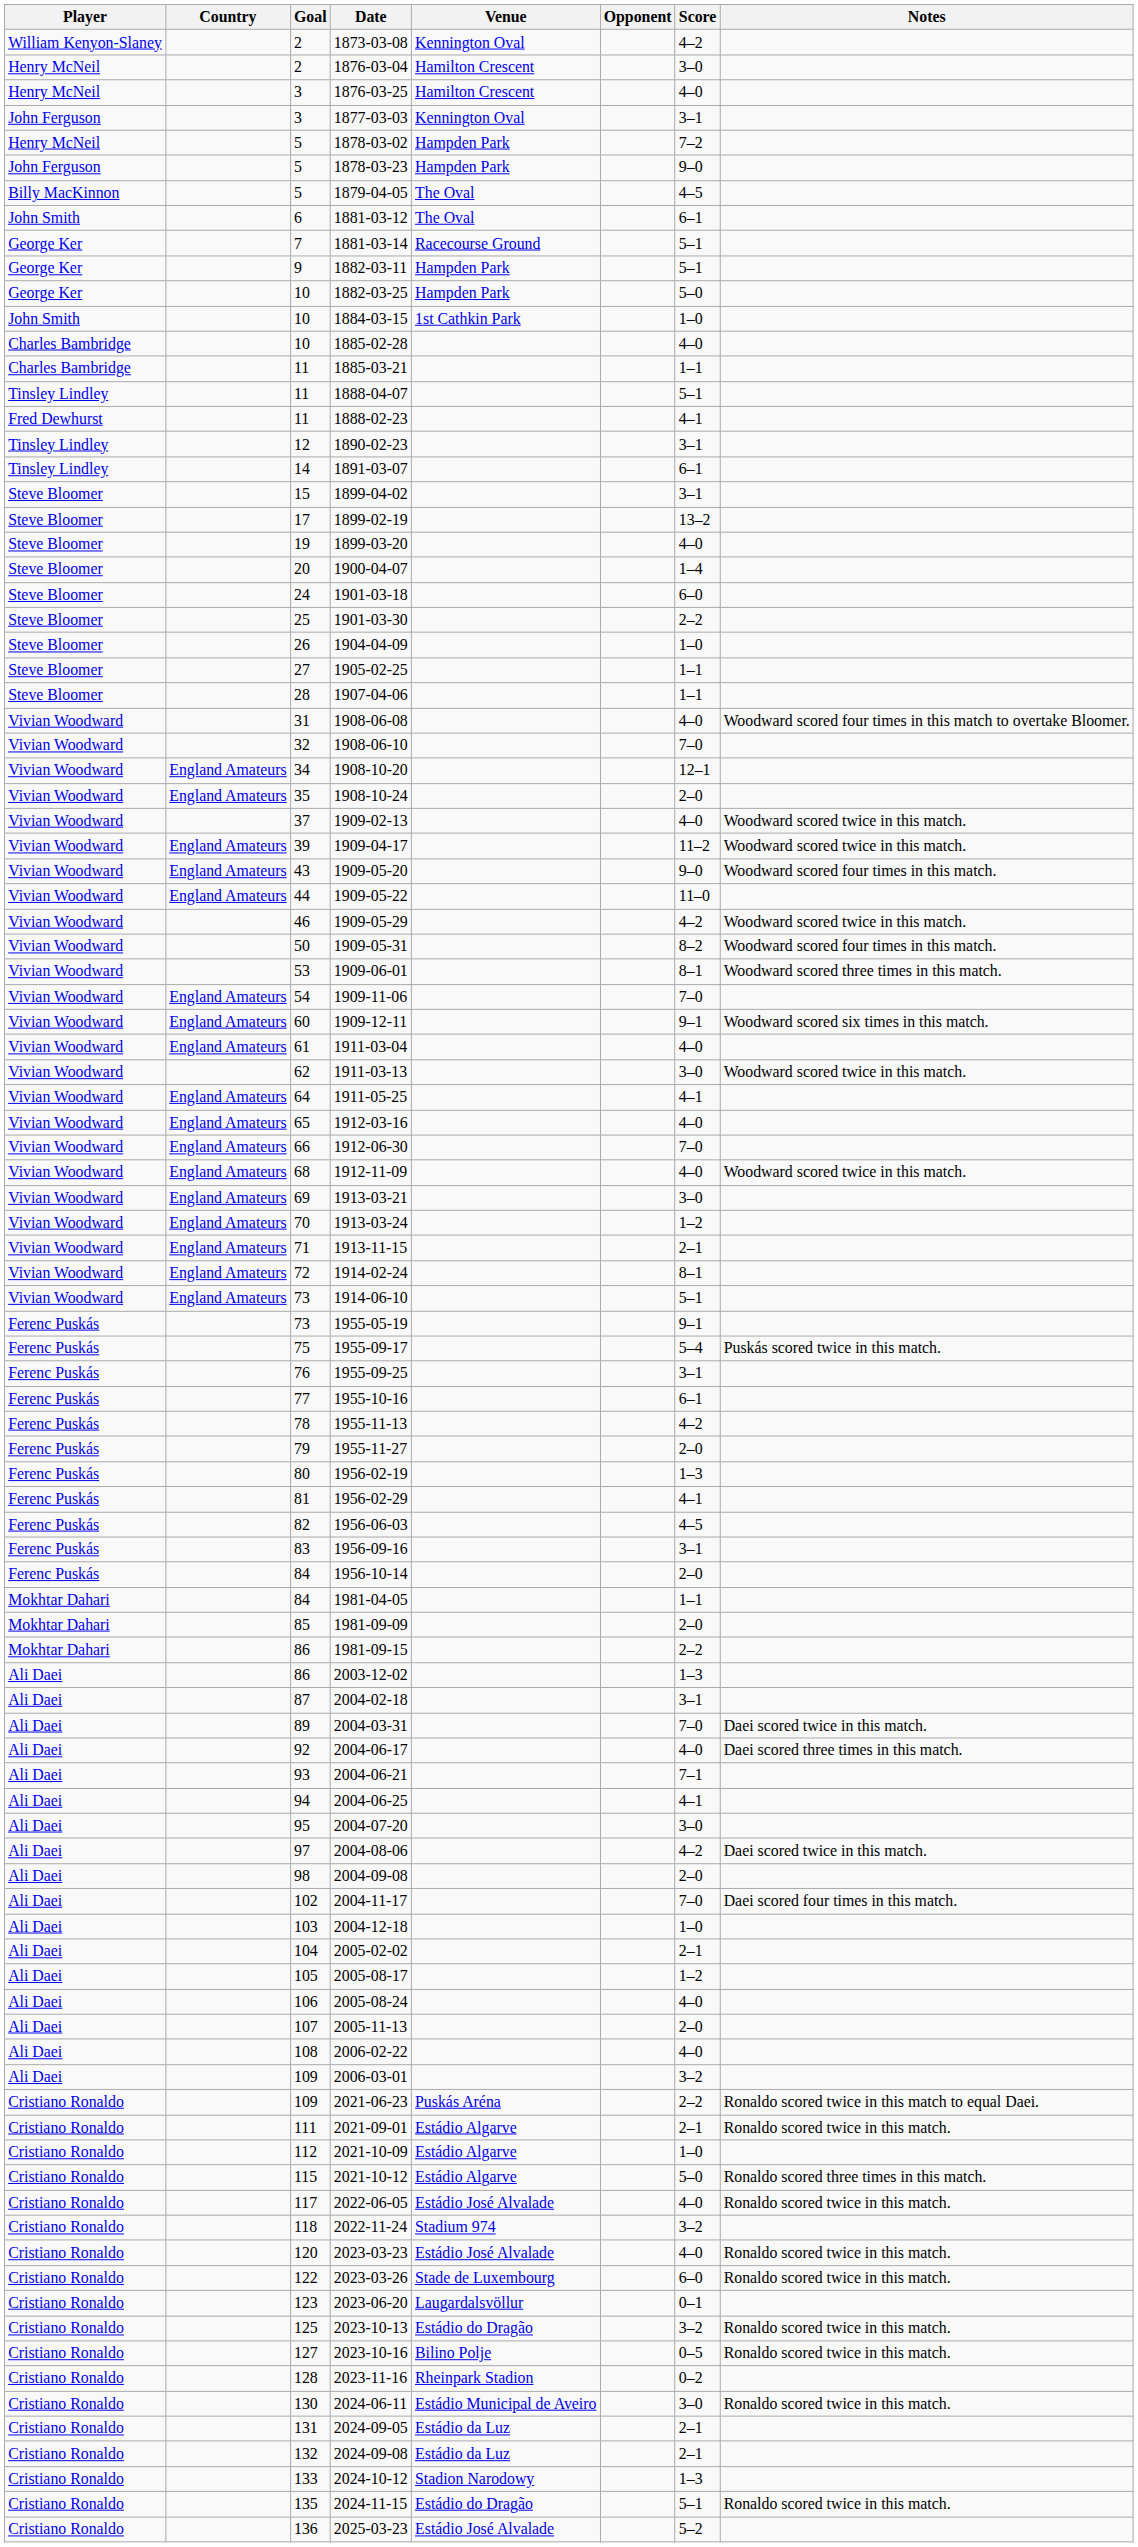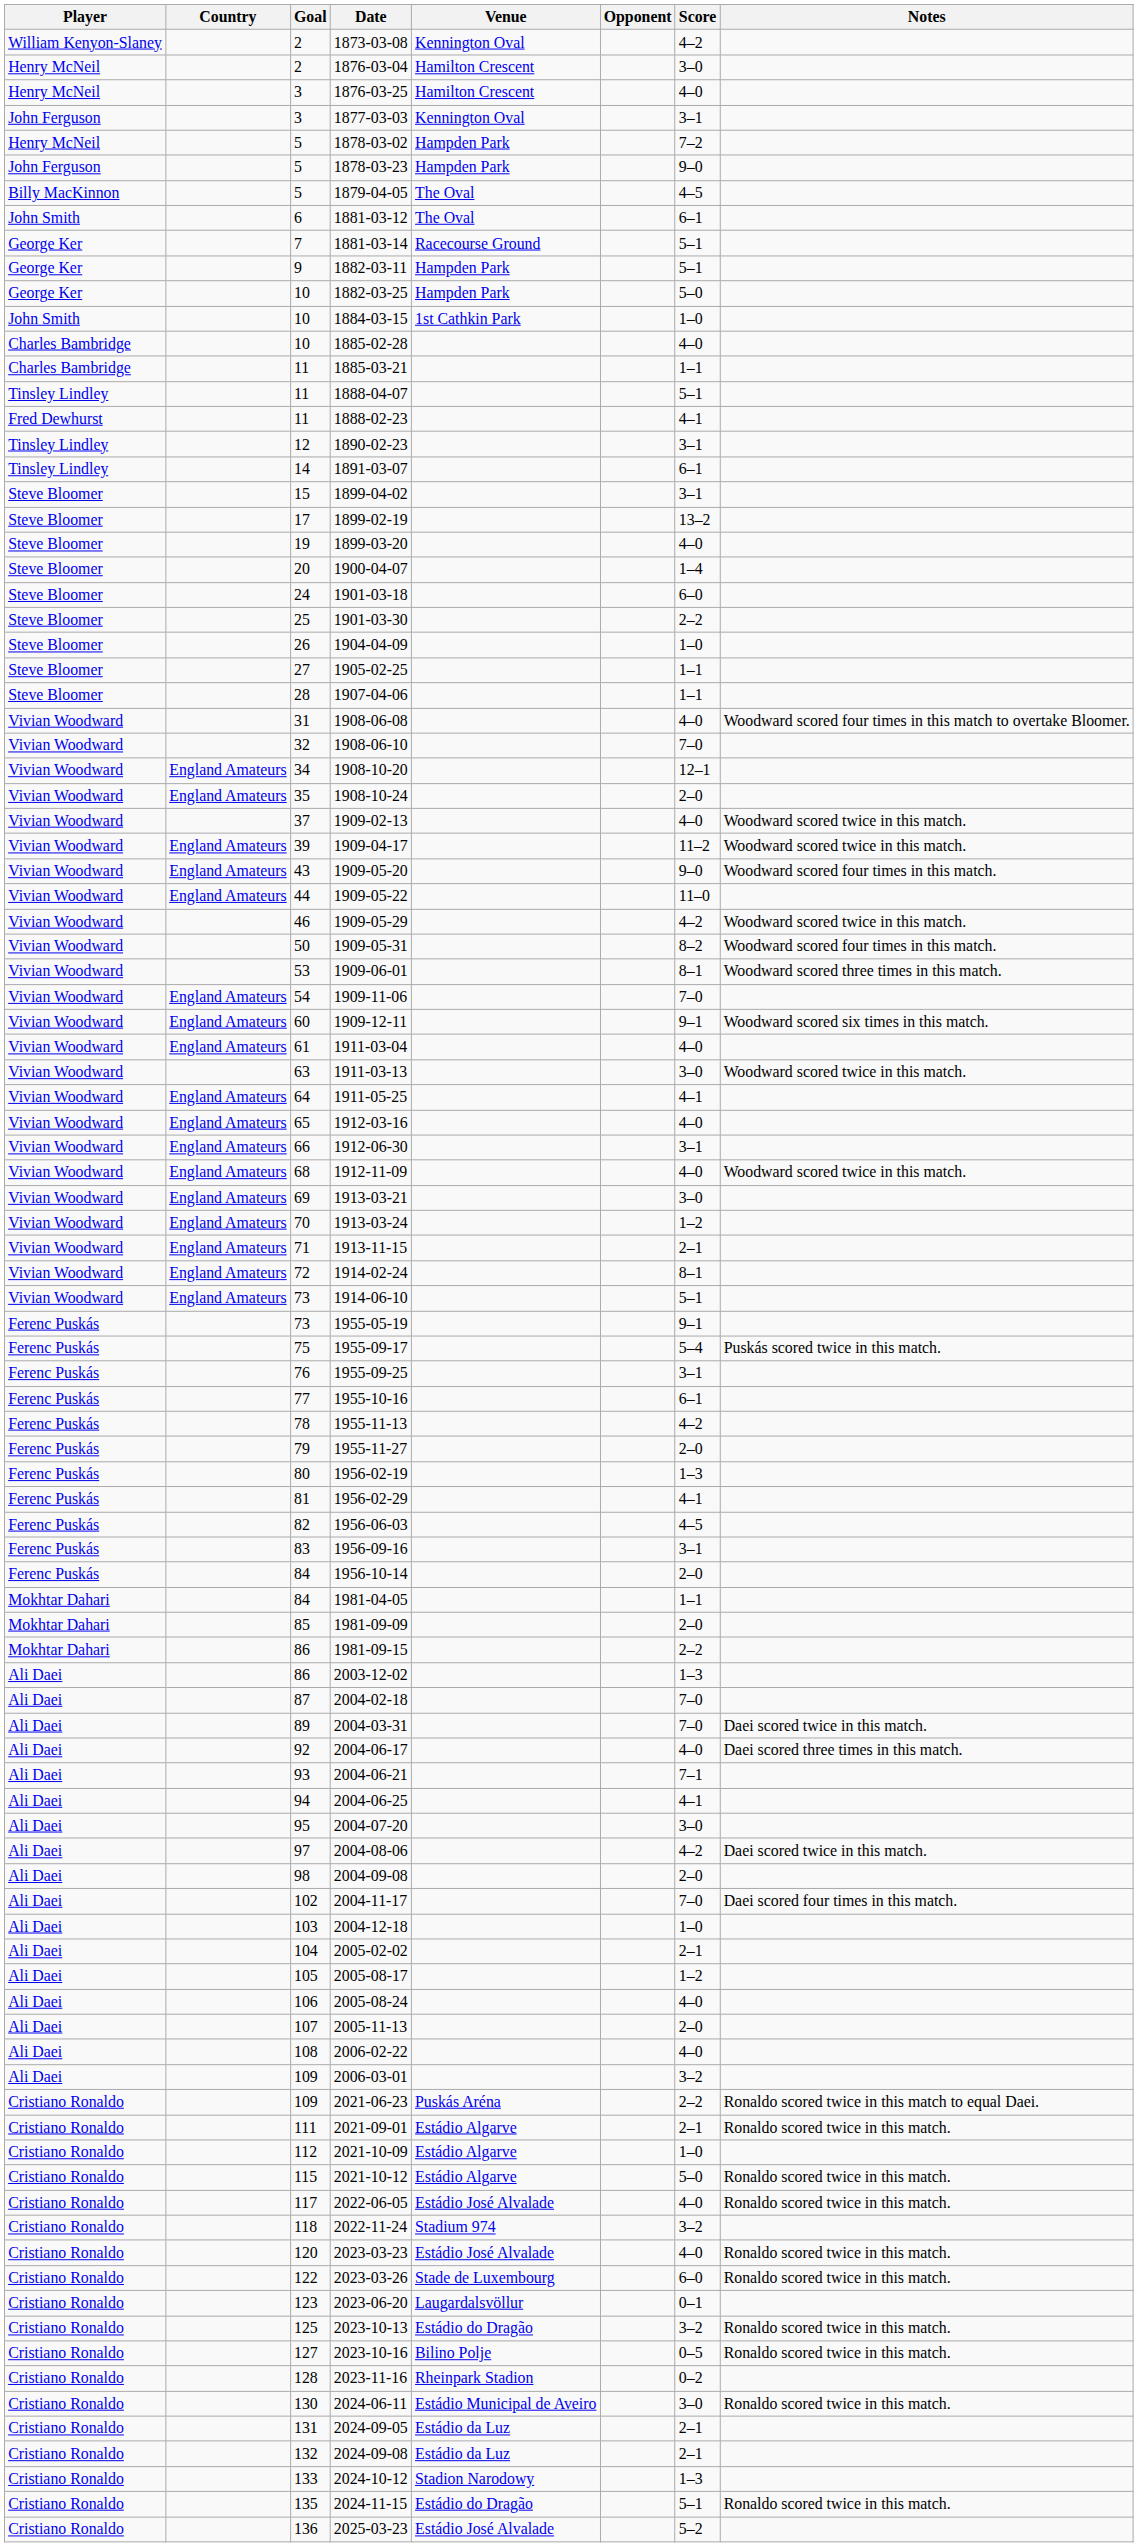(302, 1072) 62 -> (302, 1072) 63
(691, 1147) 7–0 -> (691, 1147) 3–1
(691, 1700) 3–1 -> (691, 1700) 7–0
(855, 2177) Ronaldo scored three times in this match. -> (837, 2177) Ronaldo scored twice in this match.
